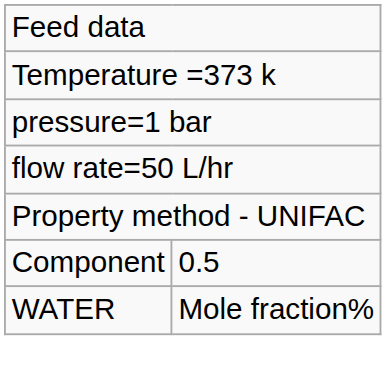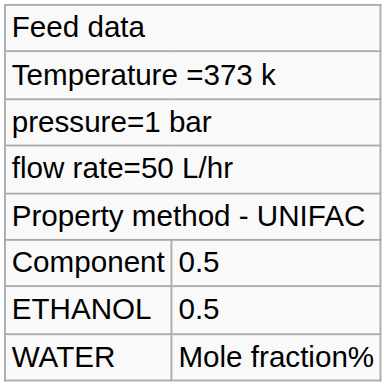+ row: (82, 309)
